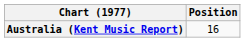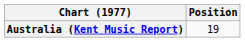(213, 29) 16 -> (213, 29) 19
